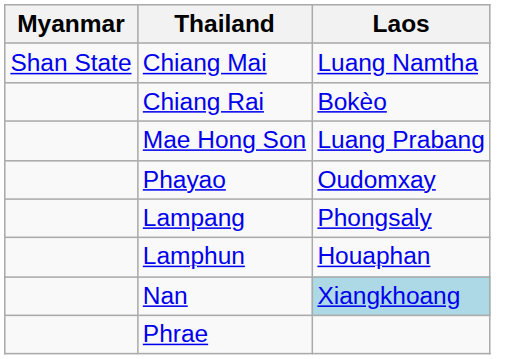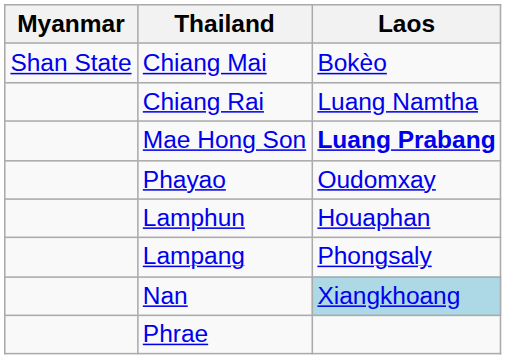(398, 62) Luang Namtha -> (352, 62) Bokèo
(352, 101) Bokèo -> (398, 101) Luang Namtha
(401, 140) normal -> (406, 140) bold
rows swapped: (194, 218) <-> (194, 256)
